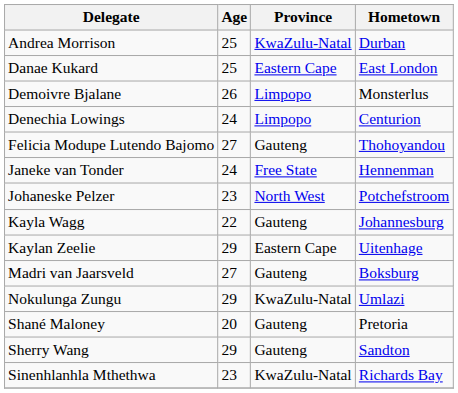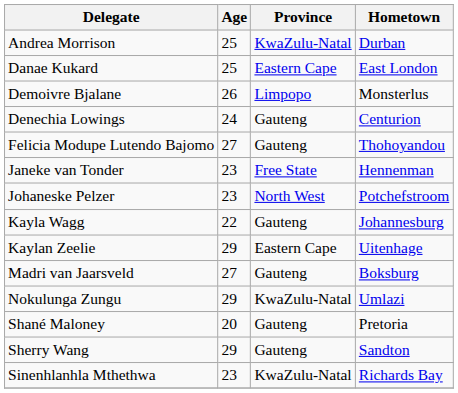(283, 119) Limpopo -> (281, 119) Gauteng
(229, 170) 24 -> (229, 170) 23
